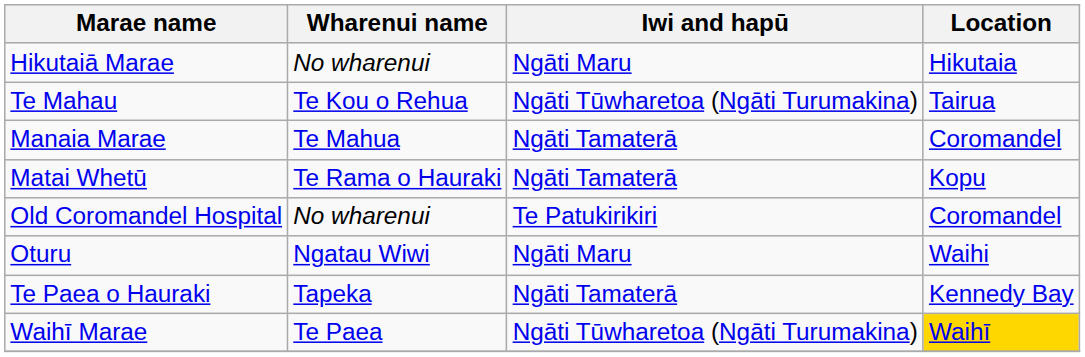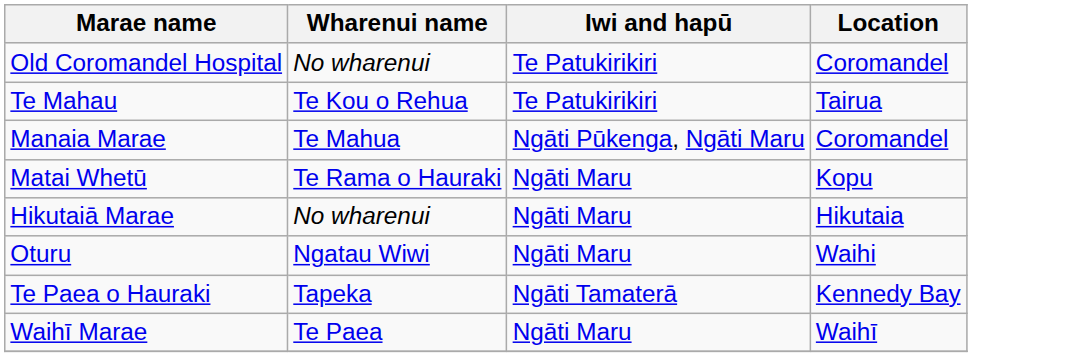rows swapped: (92, 62) <-> (146, 216)
(715, 100) Ngāti Tūwharetoa (Ngāti Turumakina) -> (585, 100) Te Patukirikiri
(595, 139) Ngāti Tamaterā -> (659, 139) Ngāti Pūkenga, Ngāti Maru
(595, 178) Ngāti Tamaterā -> (572, 178) Ngāti Maru
(715, 332) Ngāti Tūwharetoa (Ngāti Turumakina) -> (572, 332) Ngāti Maru
(960, 332) gold background -> (847, 332) no background
